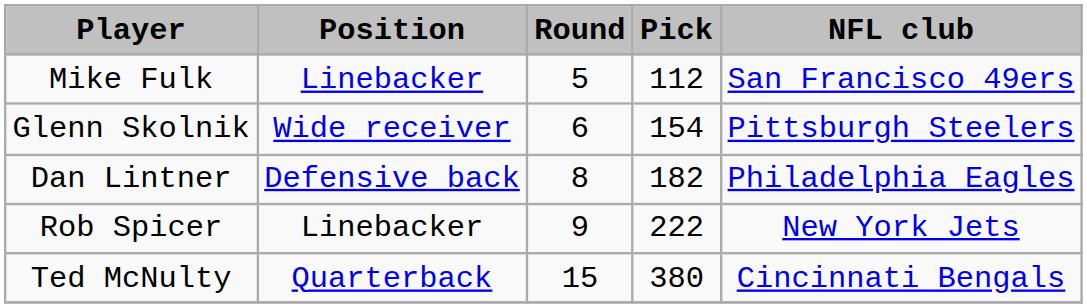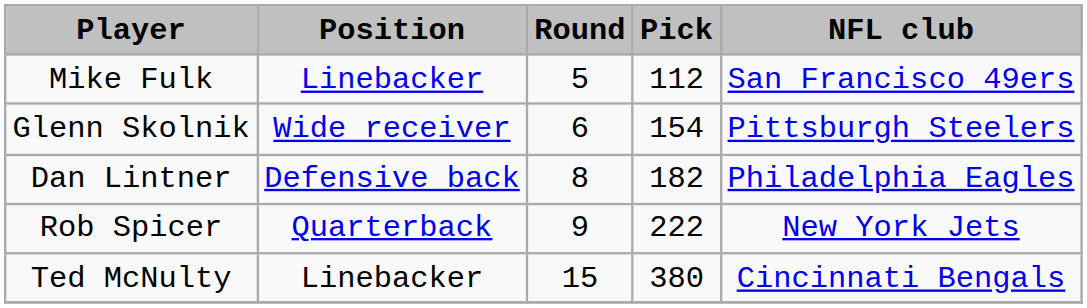(392, 228) Linebacker -> (392, 228) Quarterback
(392, 278) Quarterback -> (392, 278) Linebacker
